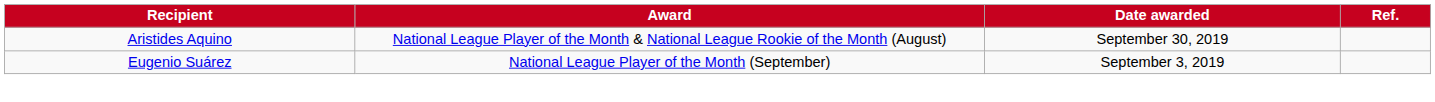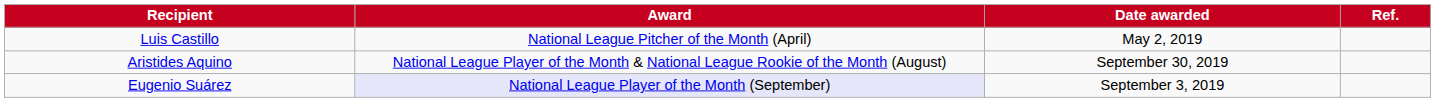+ row: (180, 39)
(670, 62) no background -> (670, 85) lavender background
